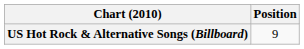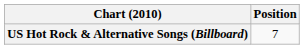(275, 34) 9 -> (275, 34) 7
